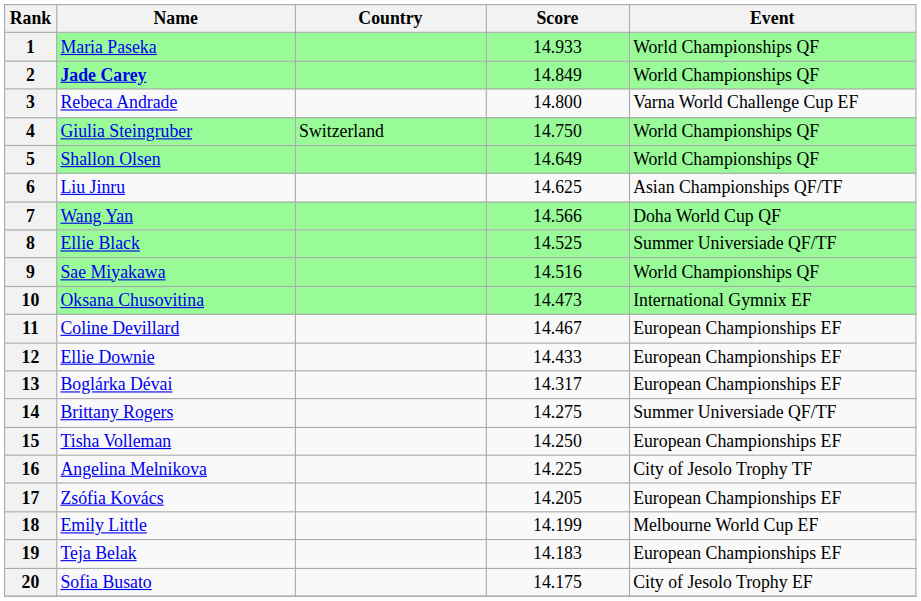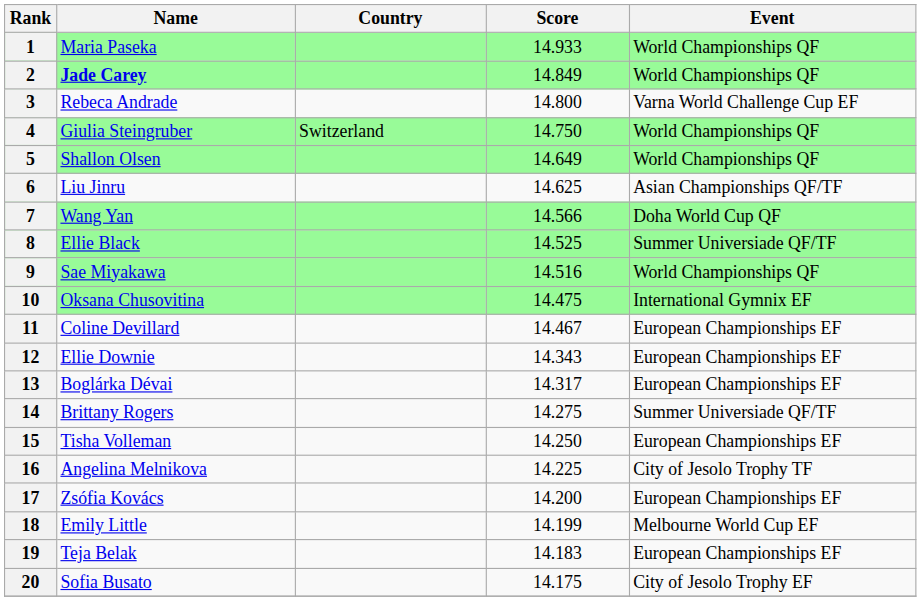(557, 300) 14.473 -> (557, 300) 14.475
(557, 356) 14.433 -> (557, 356) 14.343
(557, 497) 14.205 -> (557, 497) 14.200
